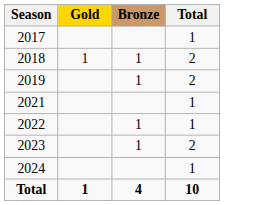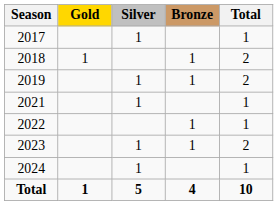+ column: (139, 15)
